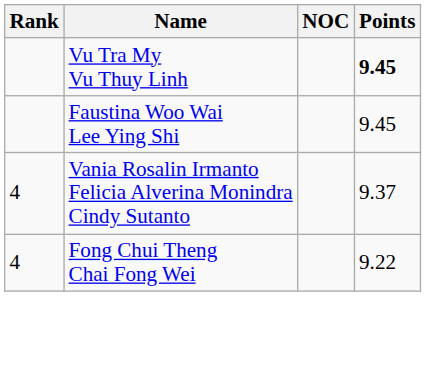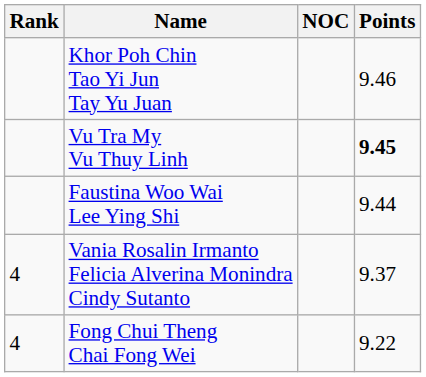+ row: (133, 78)
(378, 123) 9.45 -> (378, 204) 9.44
